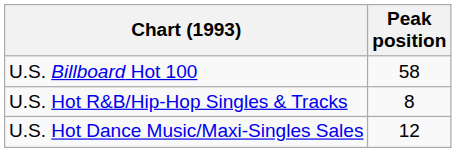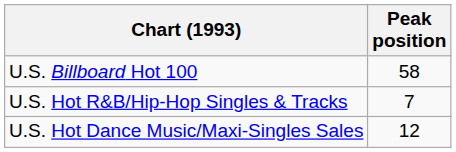(409, 101) 8 -> (409, 101) 7
